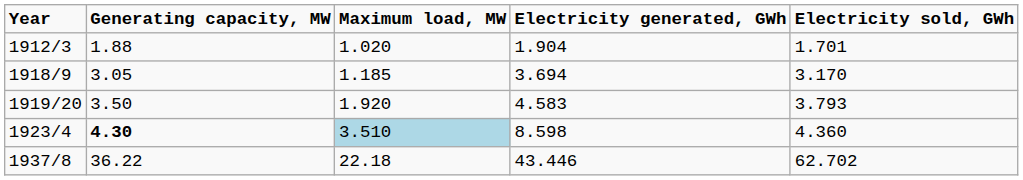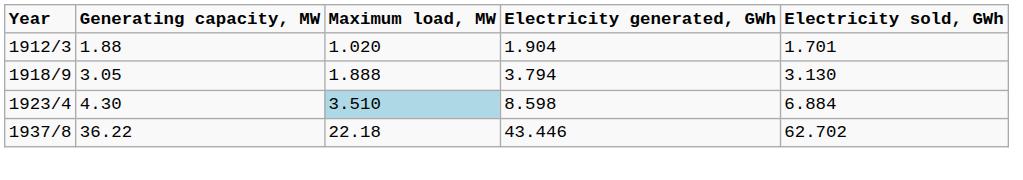(365, 76) 1.185 -> (355, 76) 1.888
(541, 76) 3.694 -> (530, 76) 3.794
(821, 76) 3.170 -> (810, 76) 3.130
- row: (45, 104)
(111, 132) bold -> (101, 104) normal
(821, 132) 4.360 -> (810, 104) 6.884
